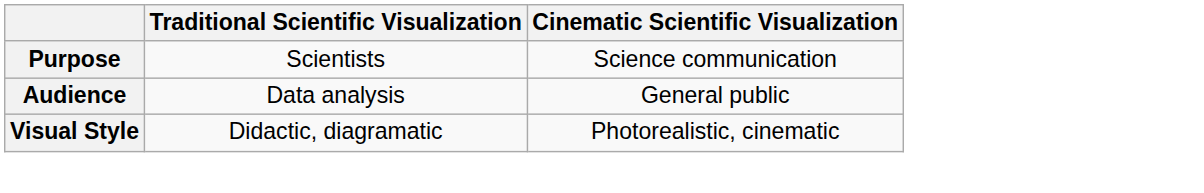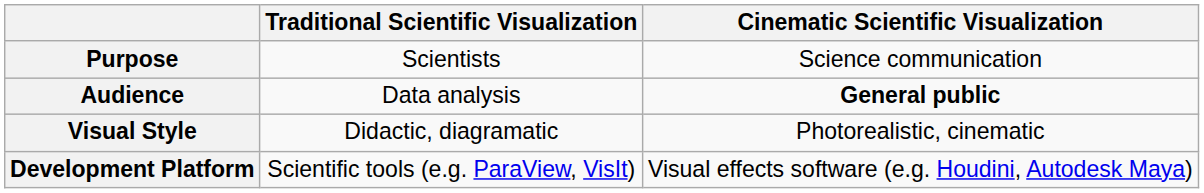(715, 95) normal -> (920, 95) bold
+ row: (132, 168)
